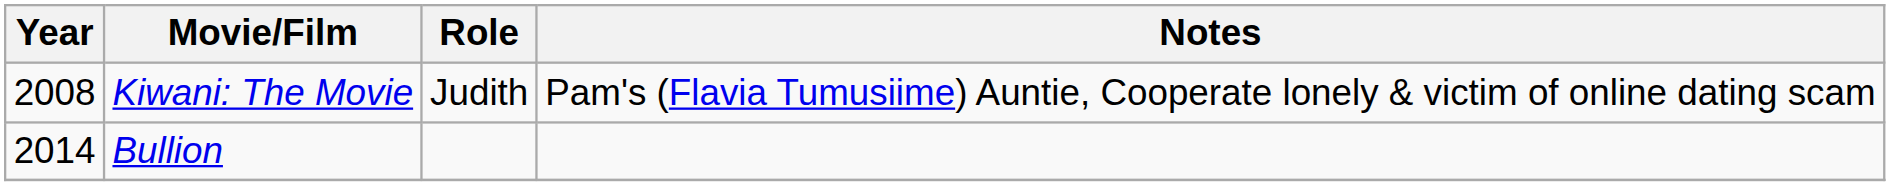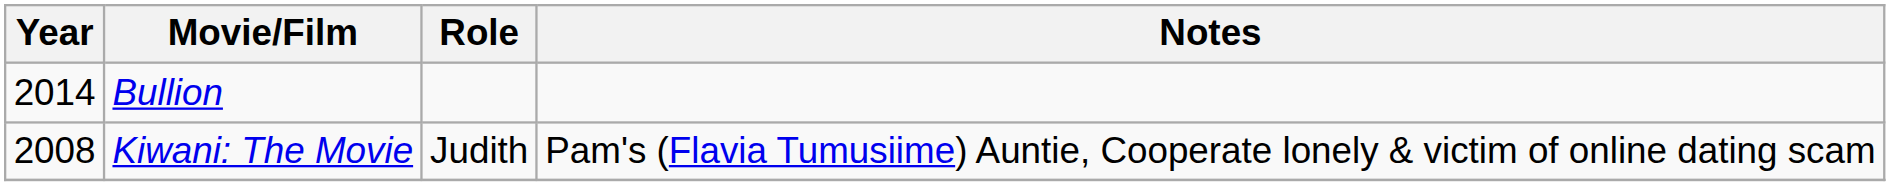rows swapped: (263, 92) <-> (168, 150)
